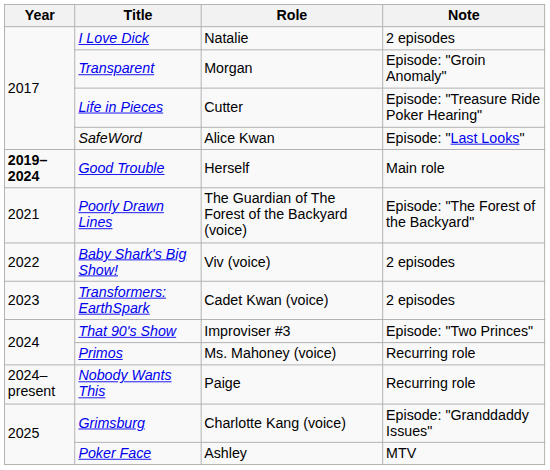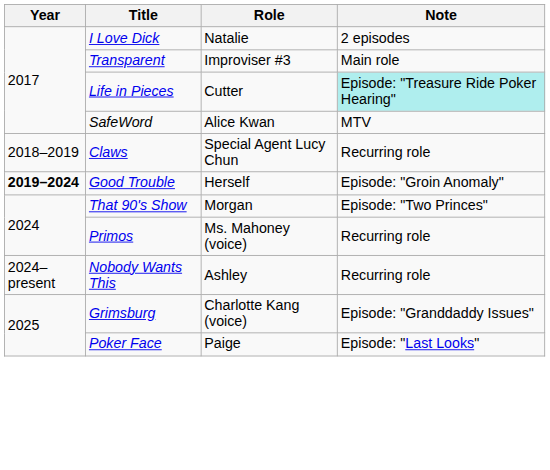(228, 68) Morgan -> (247, 60) Improviser #3
(436, 68) Episode: "Groin Anomaly" -> (370, 60) Main role
(463, 107) no background -> (439, 91) paleturquoise background
(455, 138) Episode: "Last Looks" -> (356, 122) MTV
+ row: (108, 152)
(415, 168) Main role -> (422, 183) Episode: "Groin Anomaly"
- row: (121, 215)
- row: (132, 261)
- row: (122, 300)
(247, 331) Improviser #3 -> (228, 205) Morgan
(222, 384) Paige -> (226, 275) Ashley
(226, 453) Ashley -> (223, 344) Paige
(401, 453) MTV -> (410, 344) Episode: "Last Looks"
